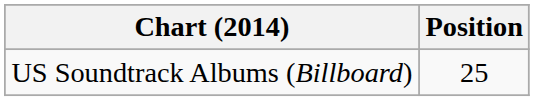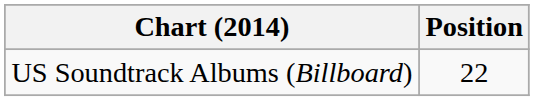(474, 71) 25 -> (474, 71) 22
